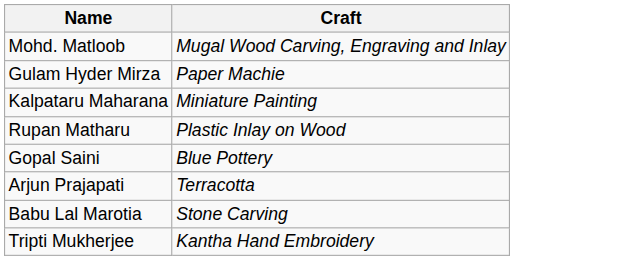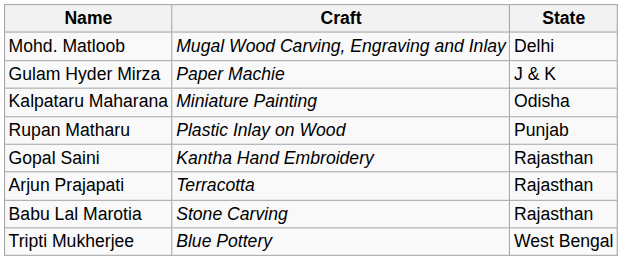+ column: (564, 18)
(224, 158) Blue Pottery -> (275, 158) Kantha Hand Embroidery
(275, 241) Kantha Hand Embroidery -> (224, 241) Blue Pottery
